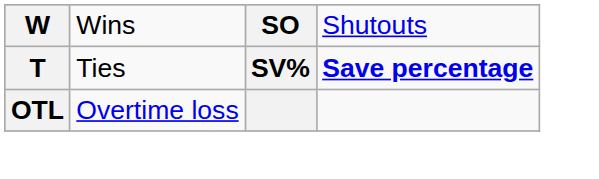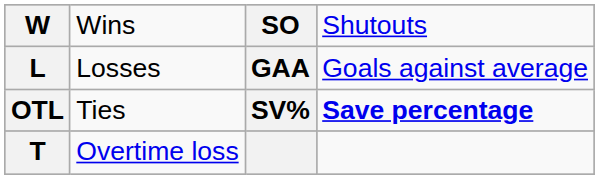+ row: (118, 67)
(38, 67) T -> (38, 109) OTL
(38, 109) OTL -> (38, 151) T
